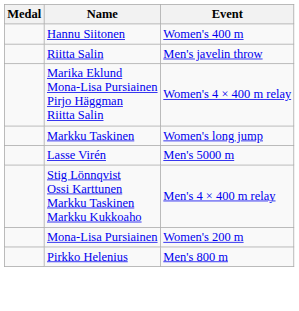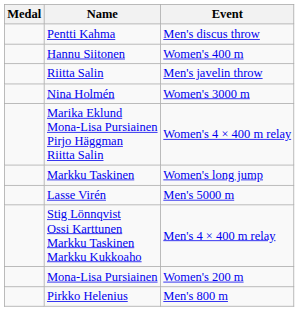+ row: (81, 34)
+ row: (81, 93)
